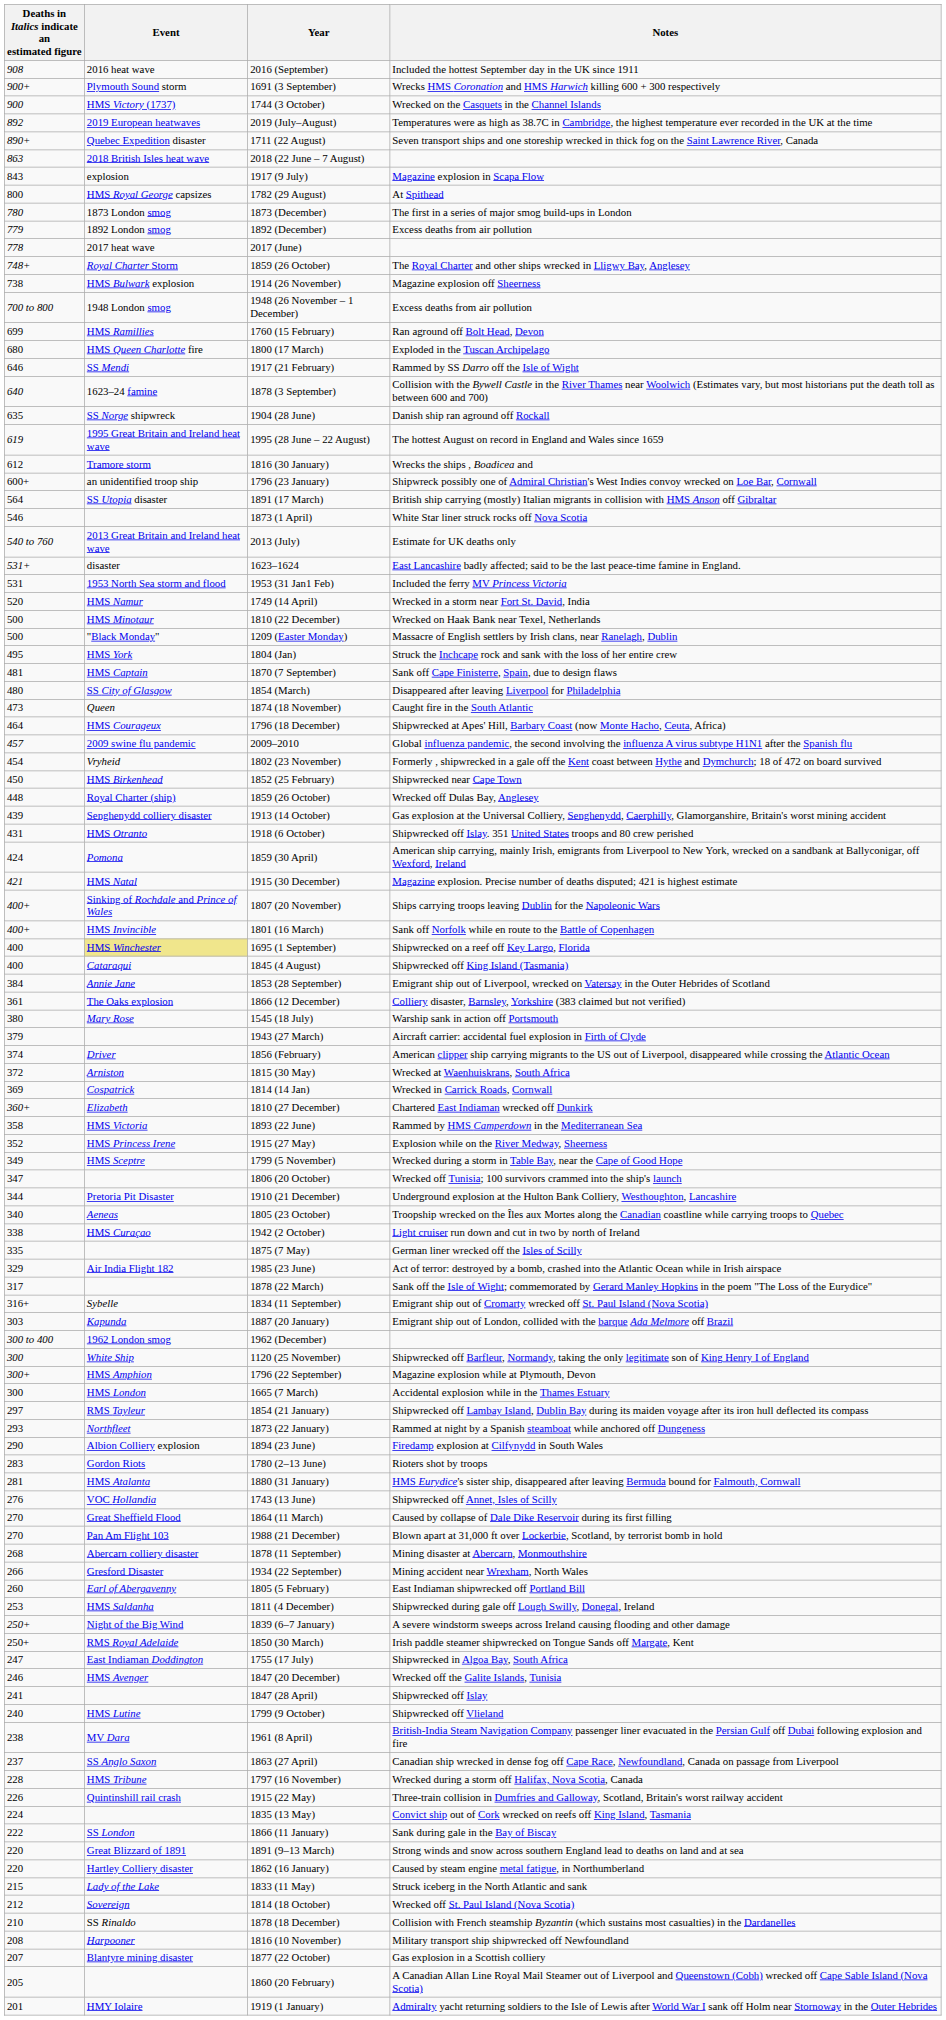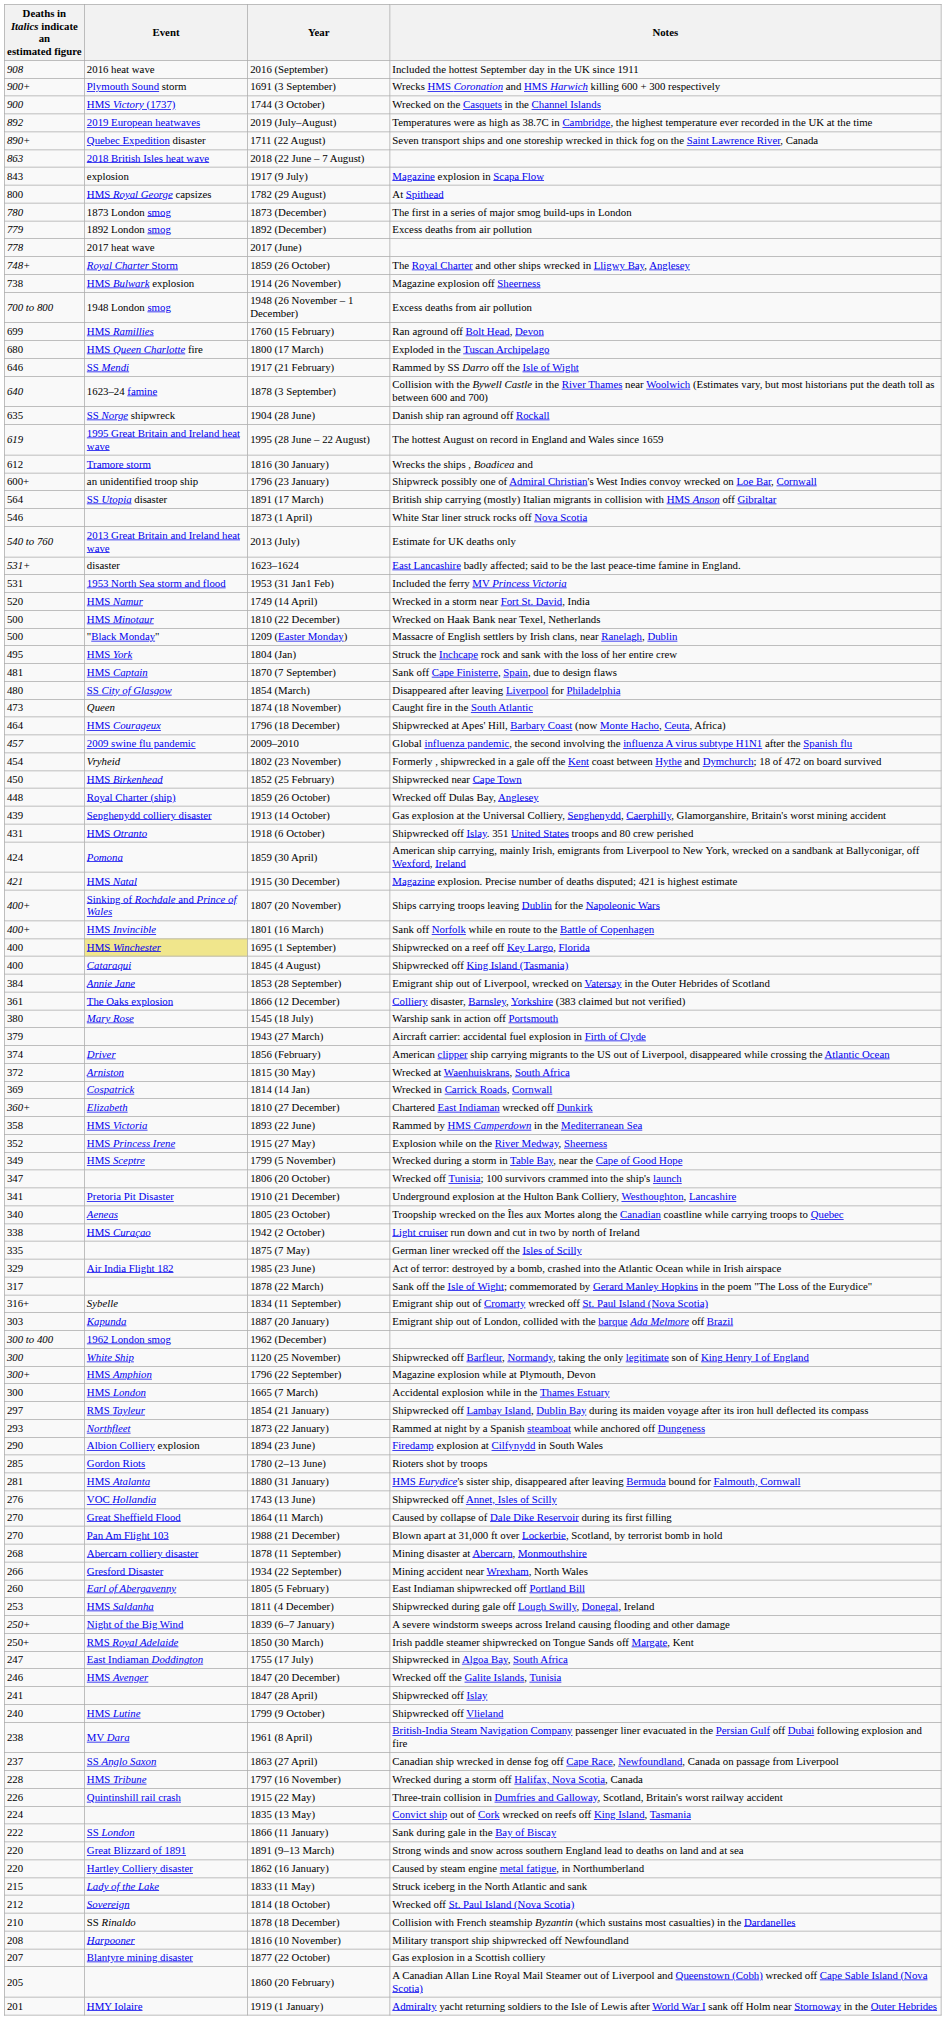(15, 1197) 344 -> (15, 1197) 341
(15, 1464) 283 -> (15, 1464) 285
